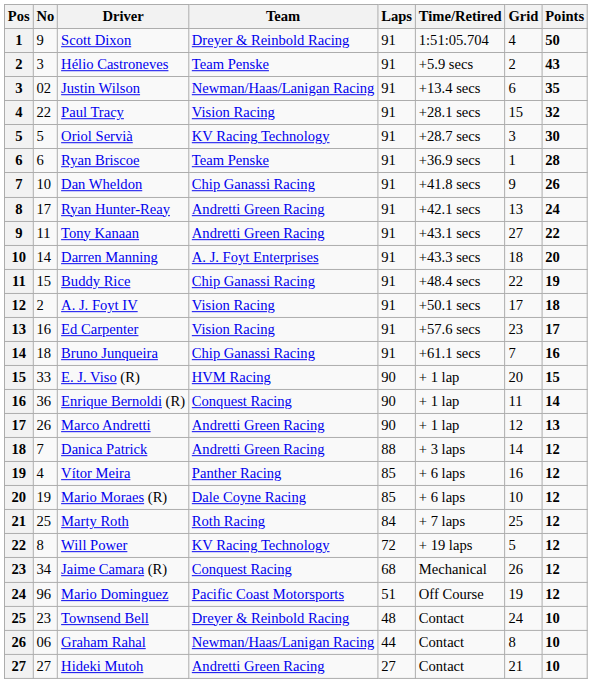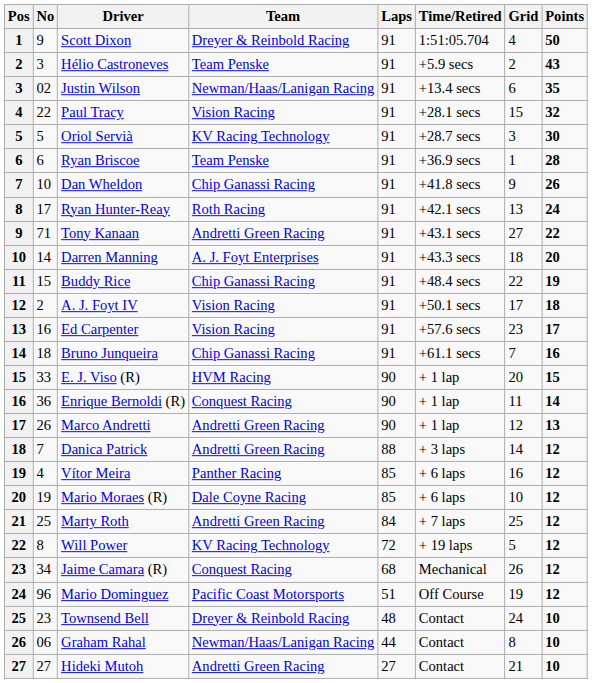(258, 209) Andretti Green Racing -> (228, 209) Roth Racing
(44, 233) 11 -> (44, 233) 71
(228, 521) Roth Racing -> (258, 521) Andretti Green Racing
